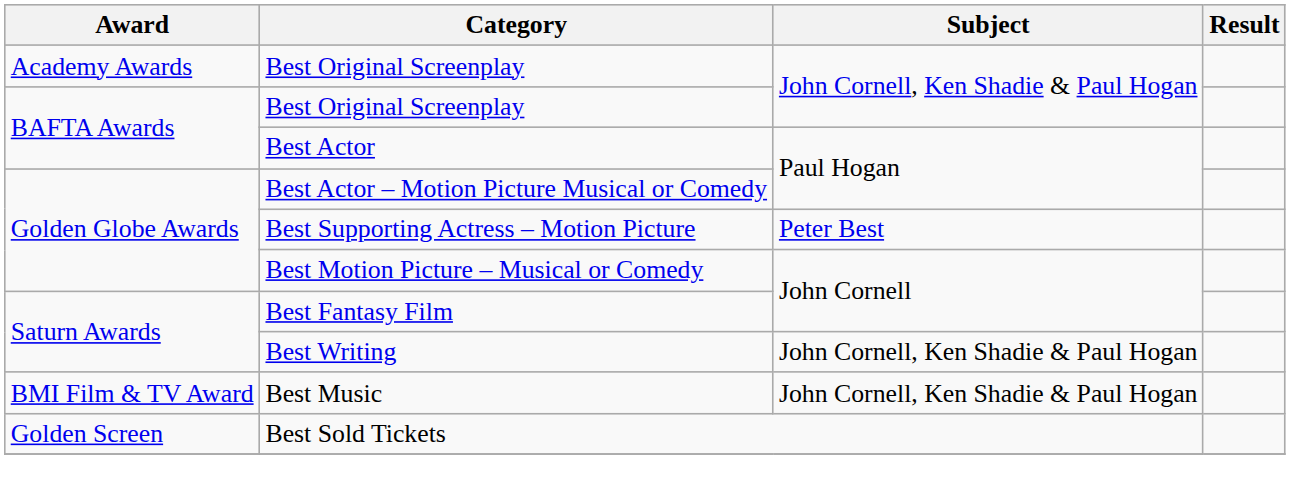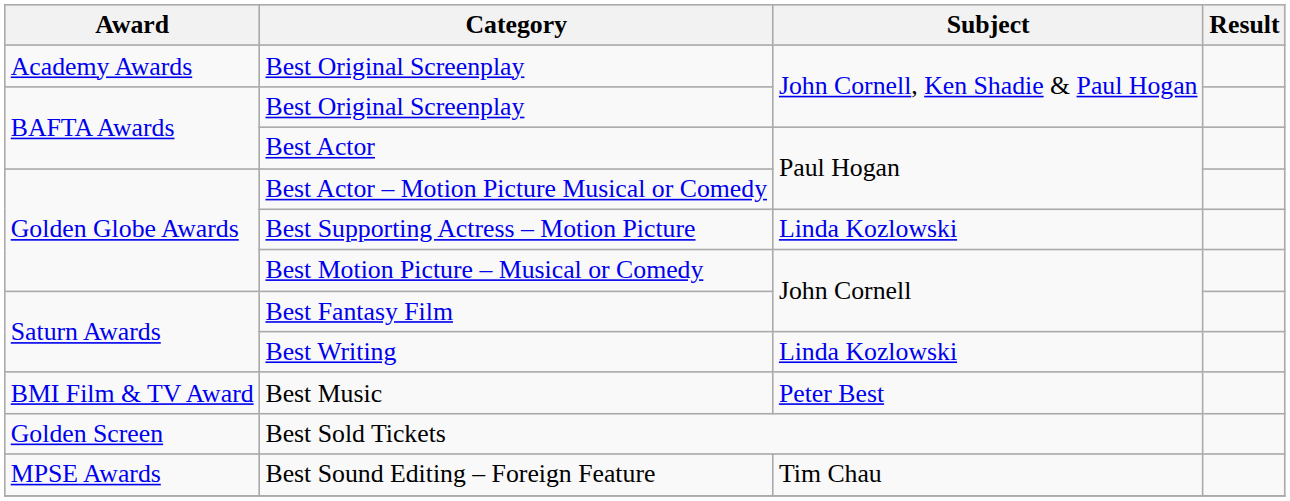(832, 229) Peter Best -> (868, 229) Linda Kozlowski
(988, 351) John Cornell, Ken Shadie & Paul Hogan -> (868, 351) Linda Kozlowski
(988, 392) John Cornell, Ken Shadie & Paul Hogan -> (832, 392) Peter Best
+ row: (86, 474)
